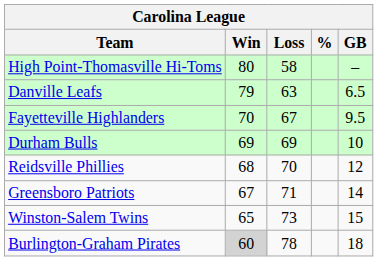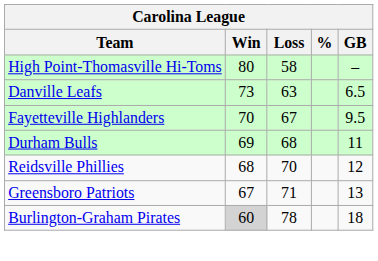(246, 92) 79 -> (246, 92) 73
(289, 142) 69 -> (289, 142) 68
(355, 142) 10 -> (355, 142) 11
(355, 192) 14 -> (355, 192) 13
- row: (78, 218)
